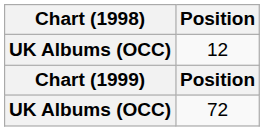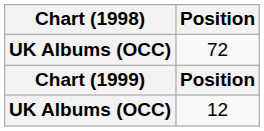rows swapped: (218, 49) <-> (218, 110)
